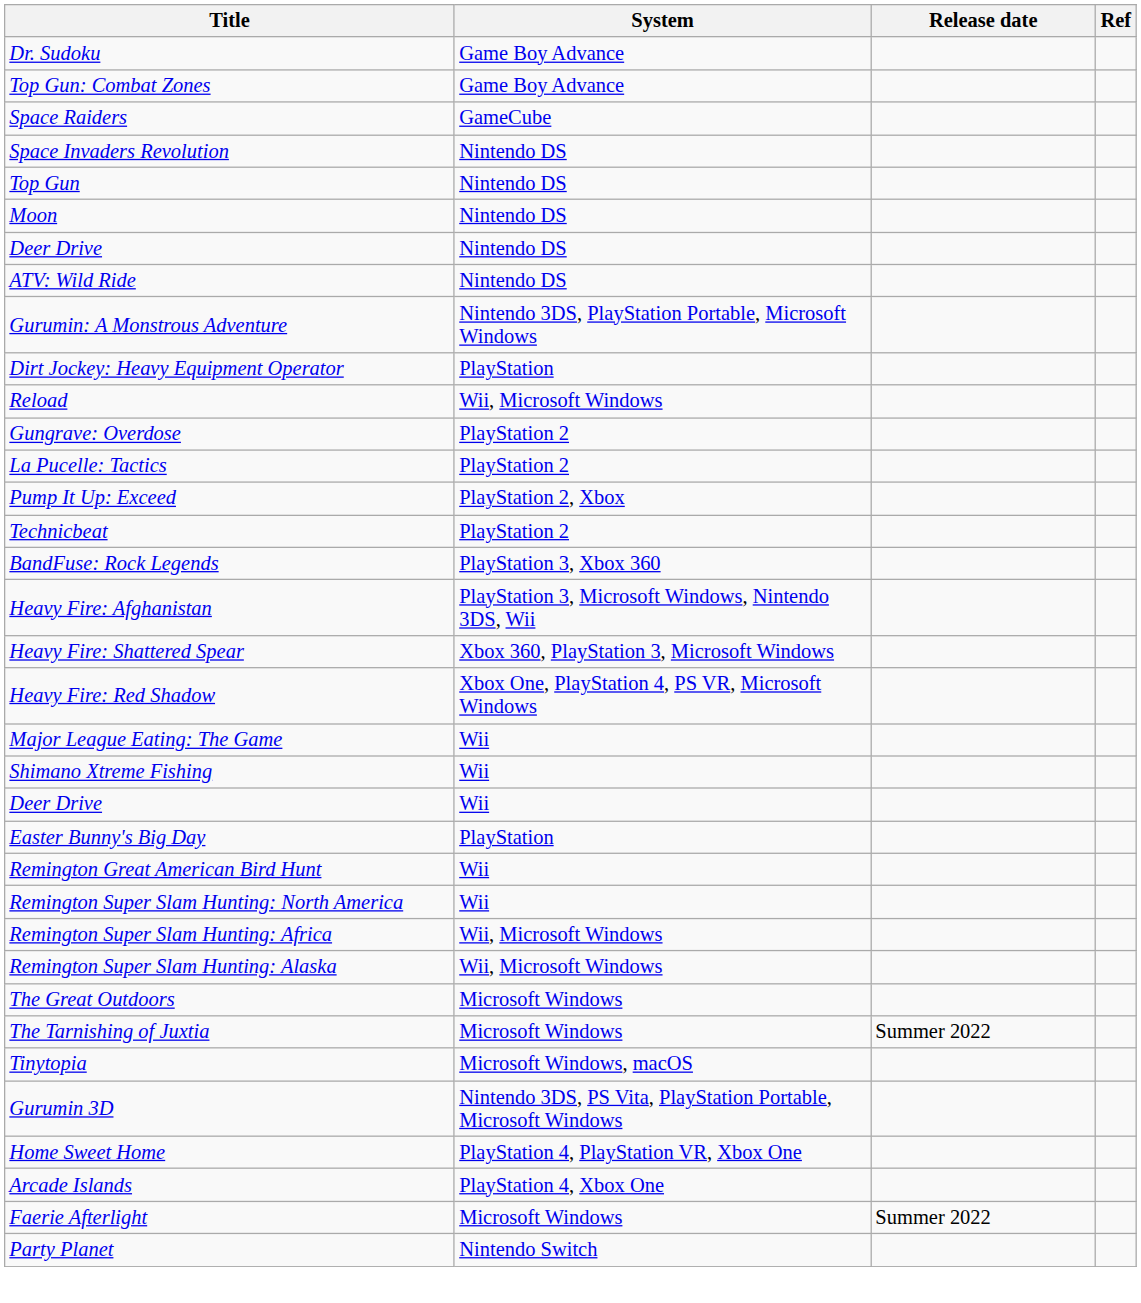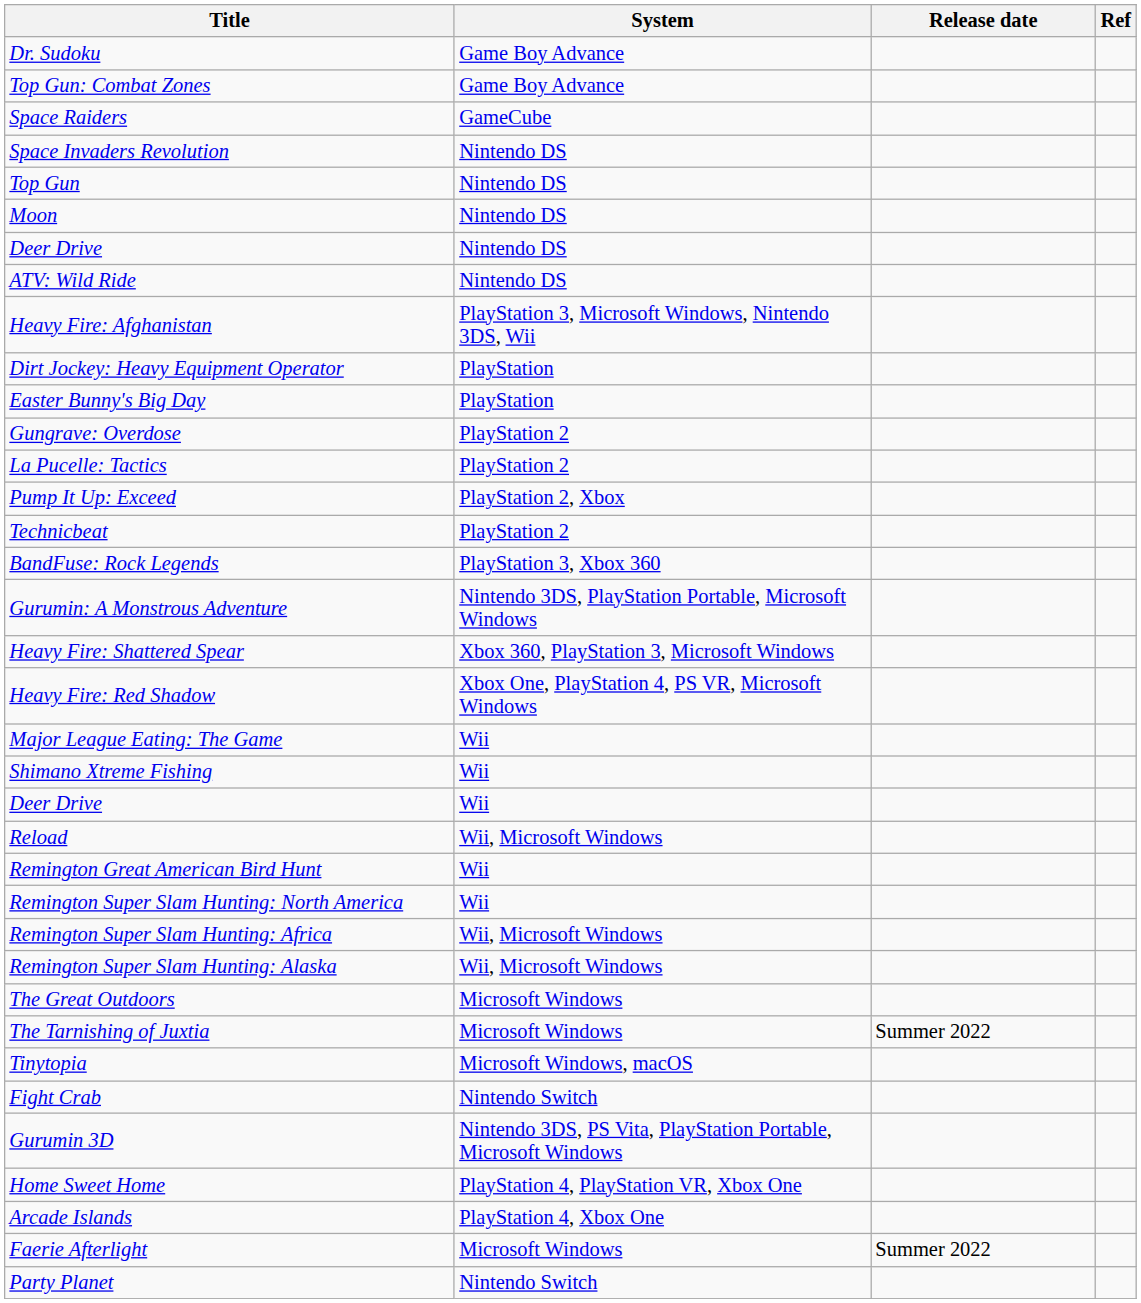rows swapped: (148, 324) <-> (111, 607)
rows swapped: (107, 836) <-> (38, 401)
+ row: (55, 1096)
